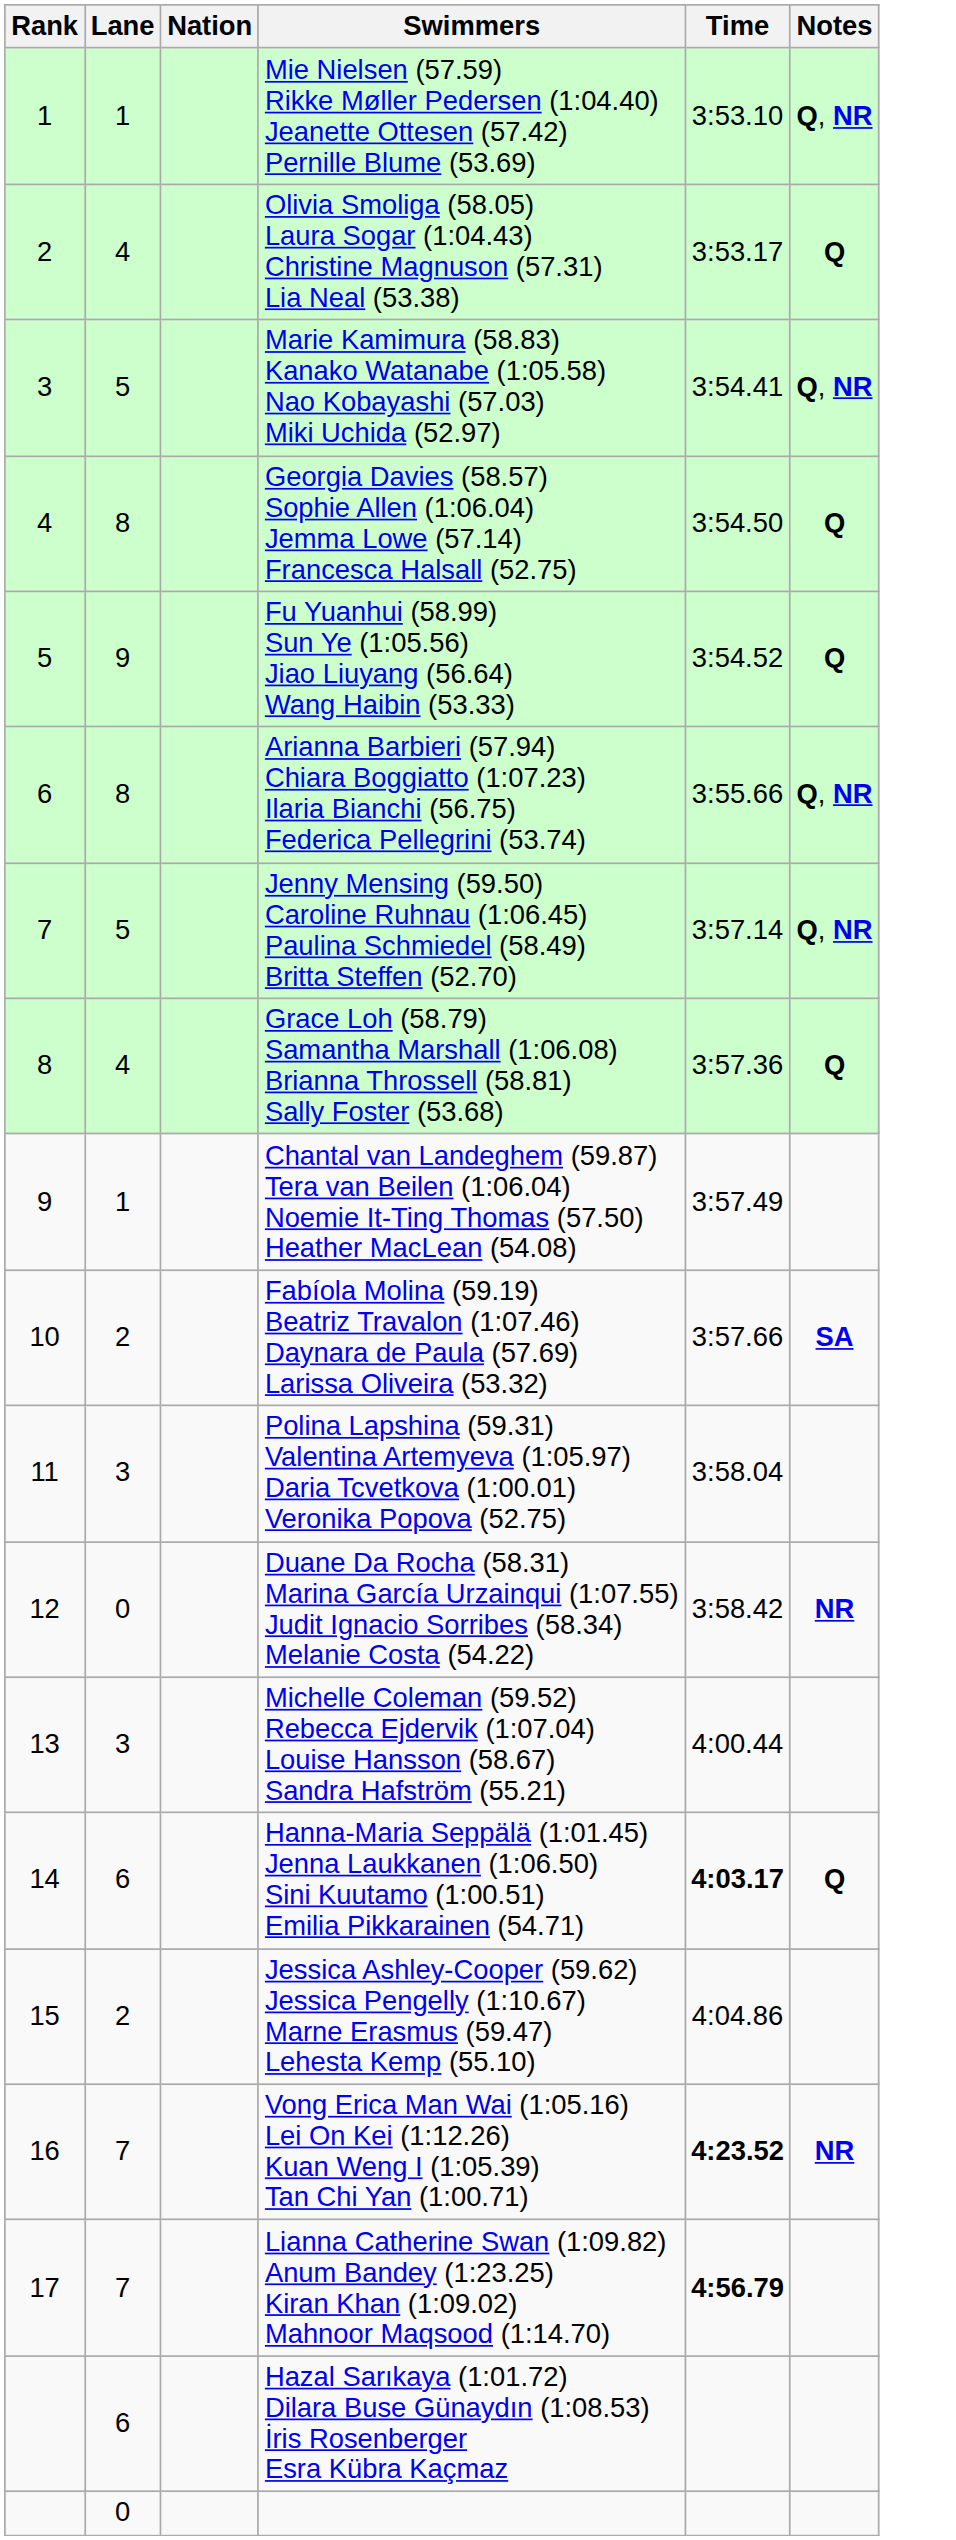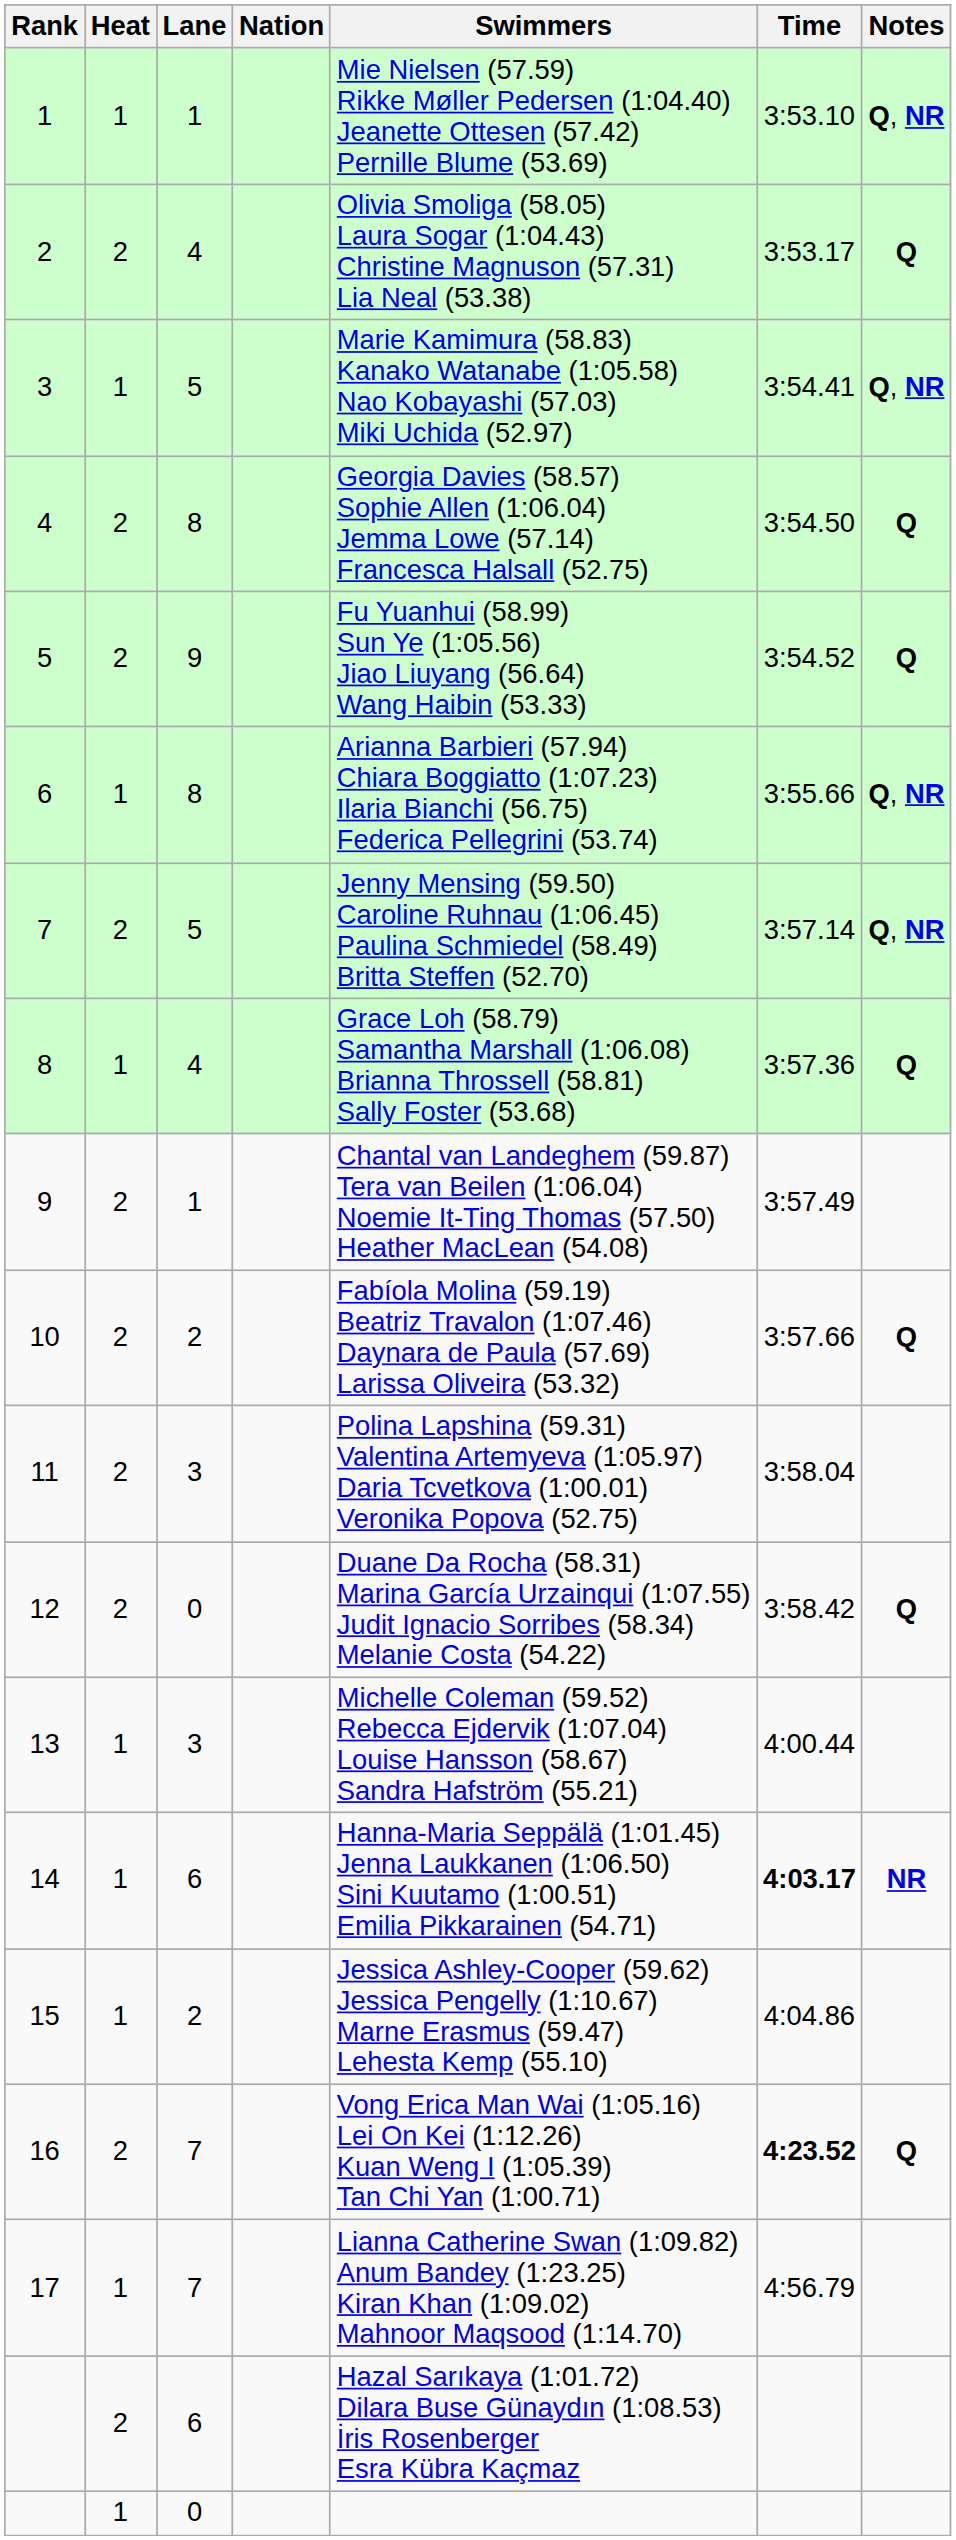+ column: (120, 26)
(835, 1337) SA -> (906, 1337) Q
(835, 1608) NR -> (906, 1608) Q
(835, 1880) Q -> (906, 1880) NR
(835, 2151) NR -> (906, 2151) Q
(738, 2287) bold -> (809, 2287) normal
